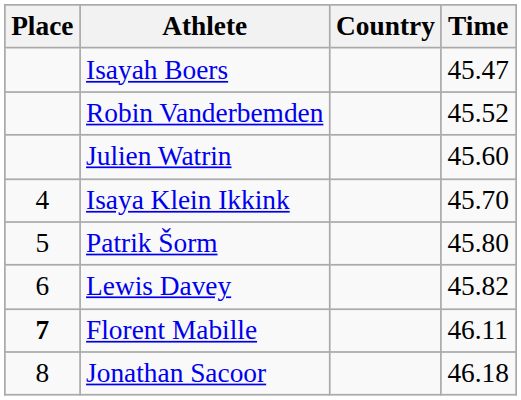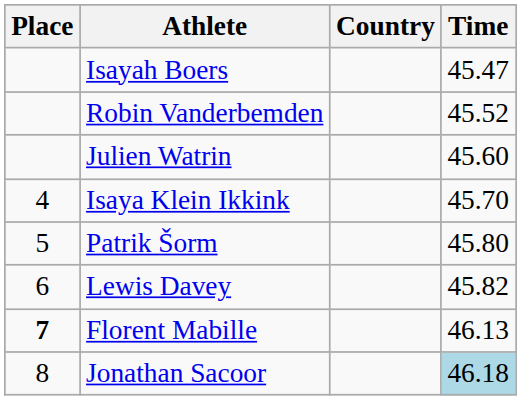(478, 329) 46.11 -> (478, 329) 46.13
(478, 373) no background -> (478, 373) lightblue background
